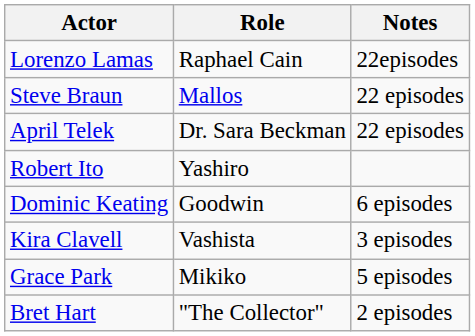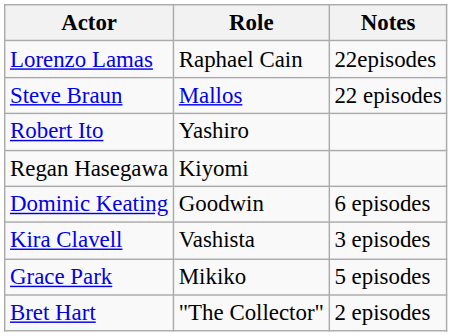- row: (62, 131)
+ row: (89, 167)
